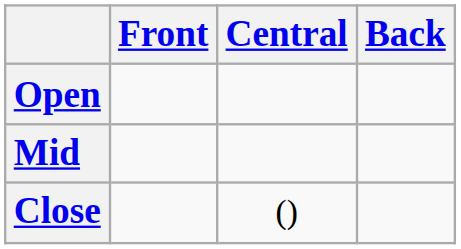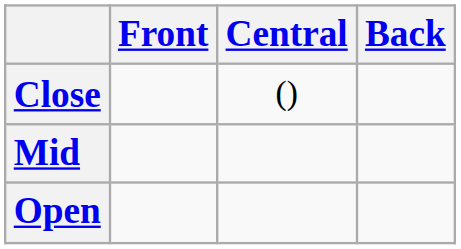rows swapped: (57, 211) <-> (57, 93)
